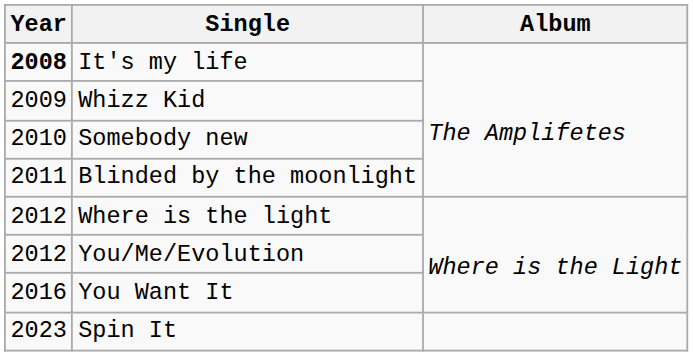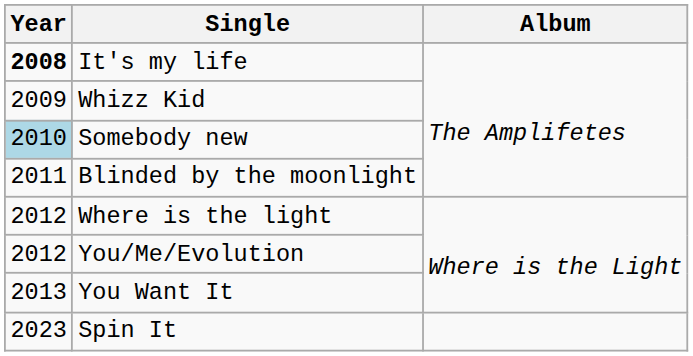(39, 139) no background -> (39, 139) lightblue background
(39, 293) 2016 -> (39, 293) 2013
